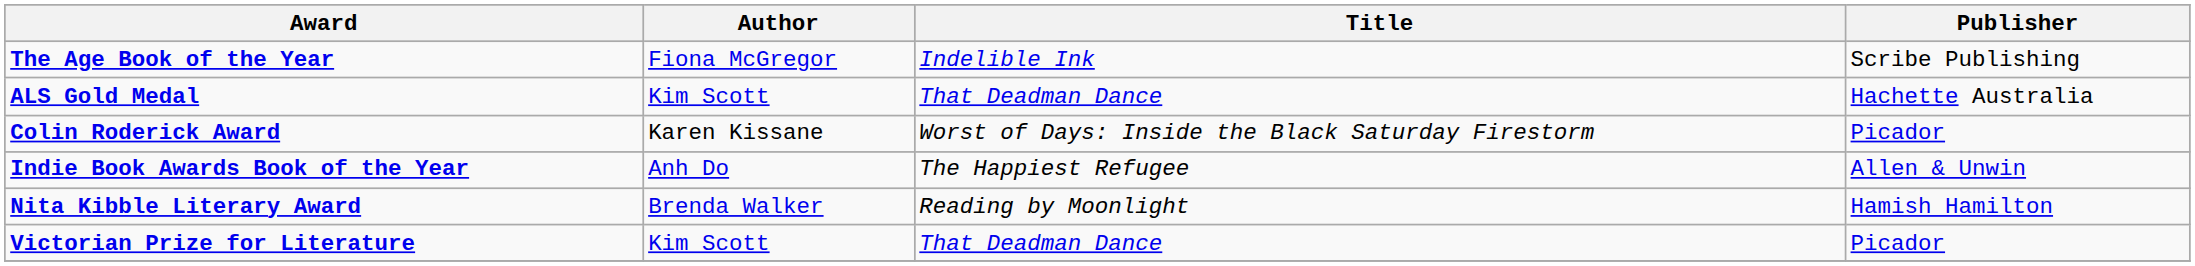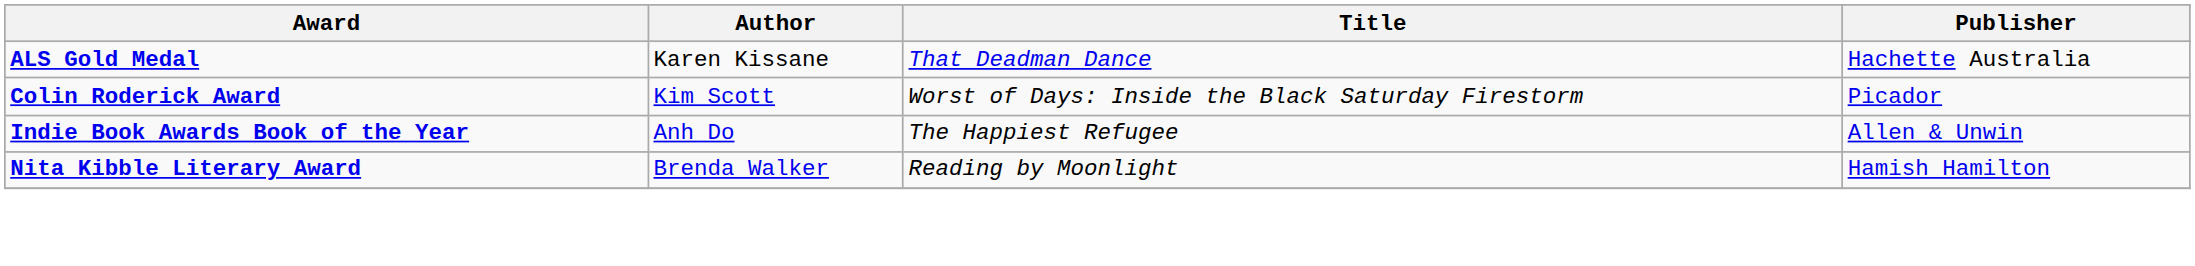- row: (172, 60)
(709, 97) Kim Scott -> (741, 60) Karen Kissane
(736, 133) Karen Kissane -> (714, 97) Kim Scott
- row: (213, 243)
